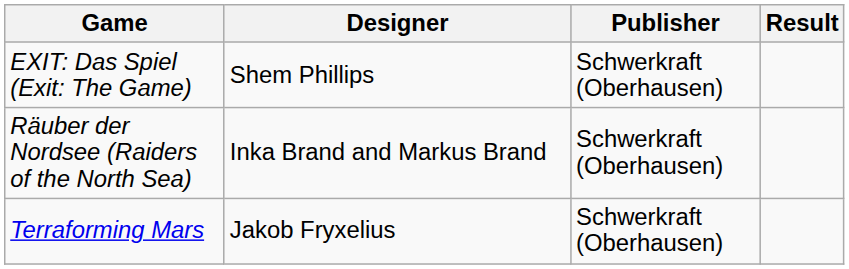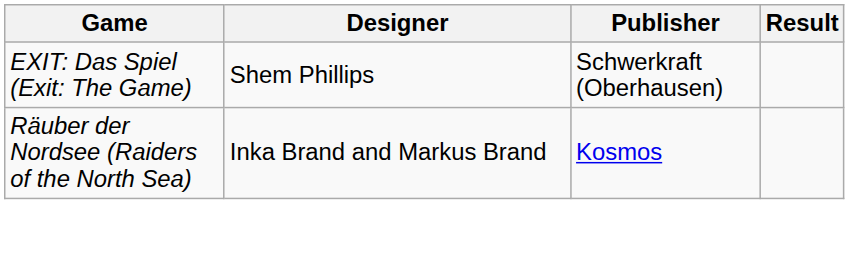(650, 152) Schwerkraft (Oberhausen) -> (619, 152) Kosmos
- row: (107, 230)
